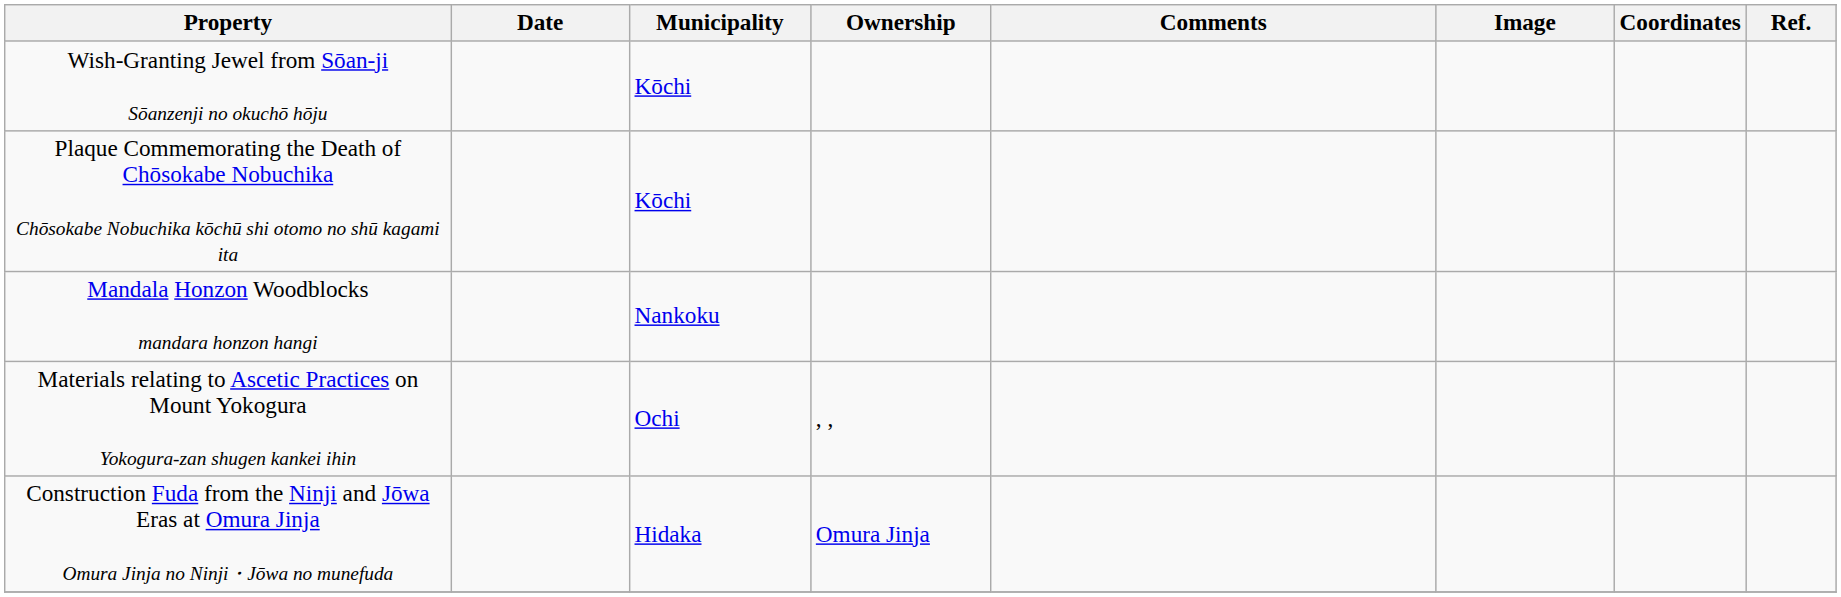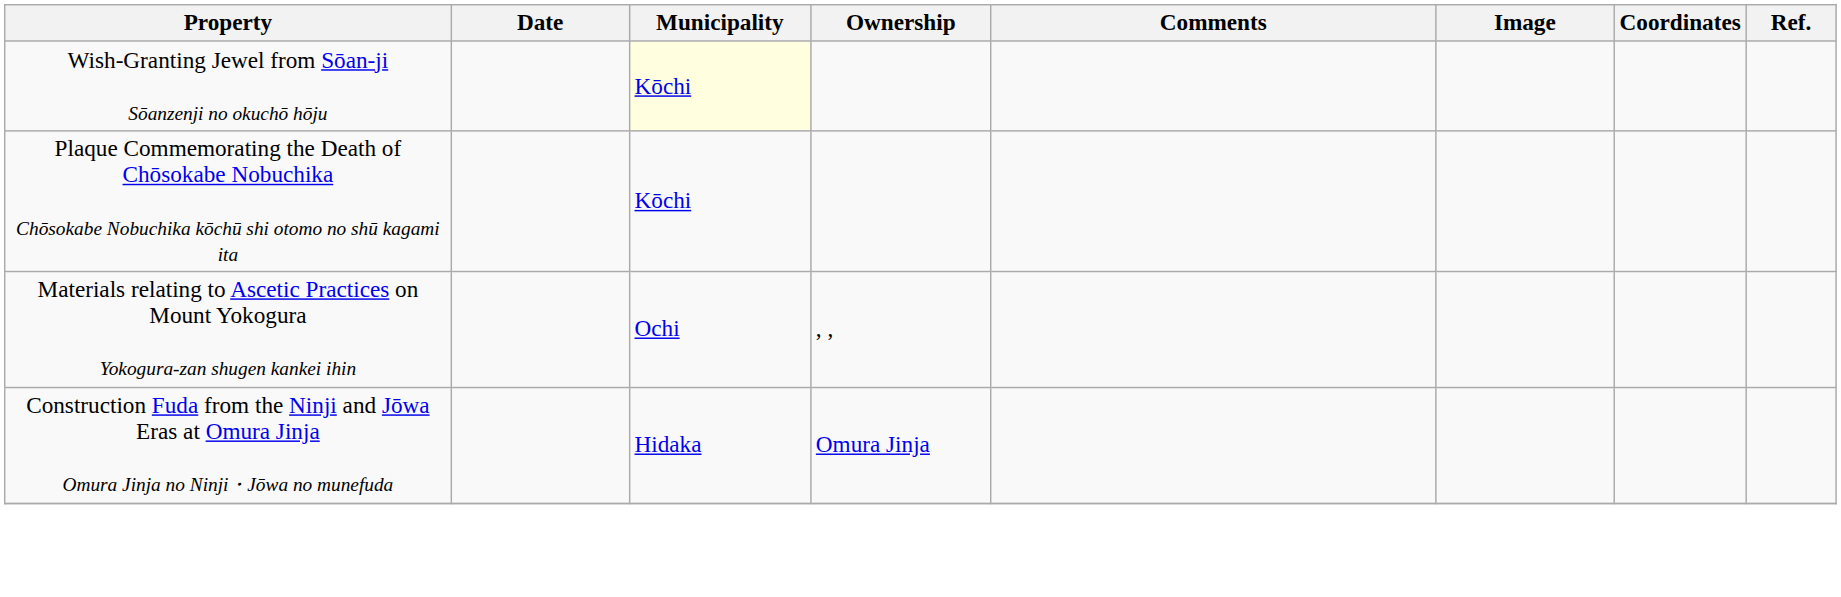(663, 85) no background -> (663, 85) lightyellow background
- row: (228, 315)
